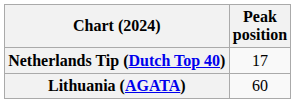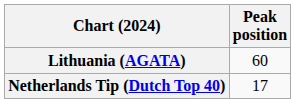rows swapped: (117, 85) <-> (117, 60)
